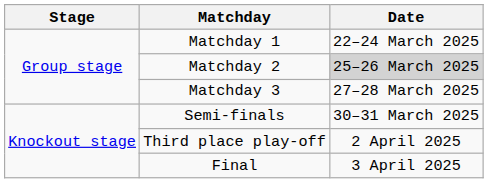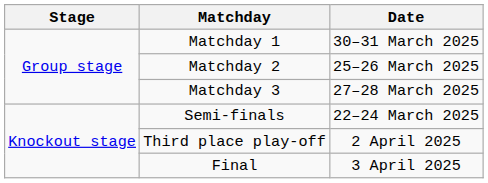(406, 42) 22–24 March 2025 -> (406, 42) 30–31 March 2025
(406, 67) lightgrey background -> (406, 67) no background
(406, 116) 30–31 March 2025 -> (406, 116) 22–24 March 2025
